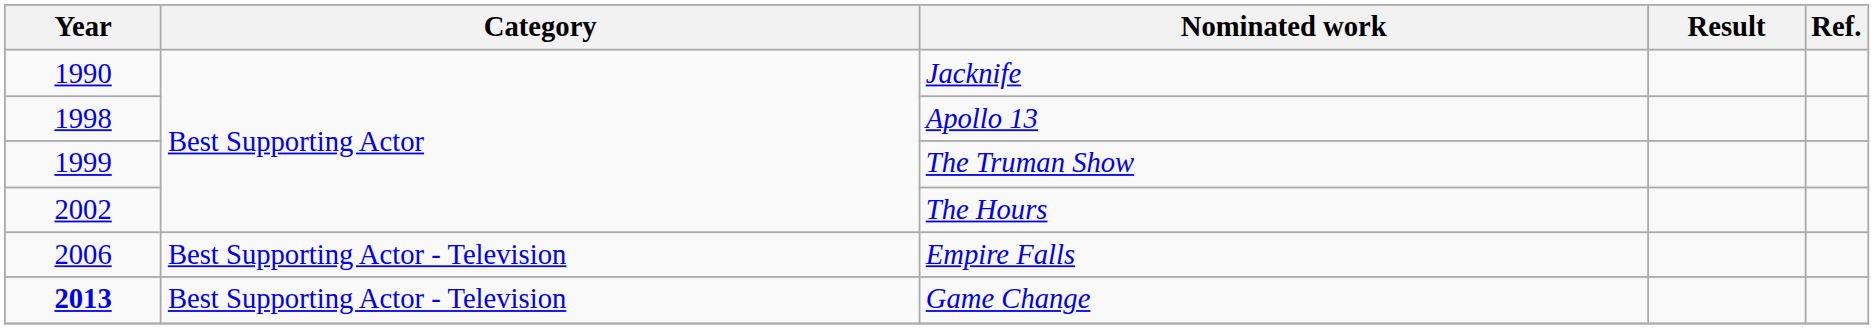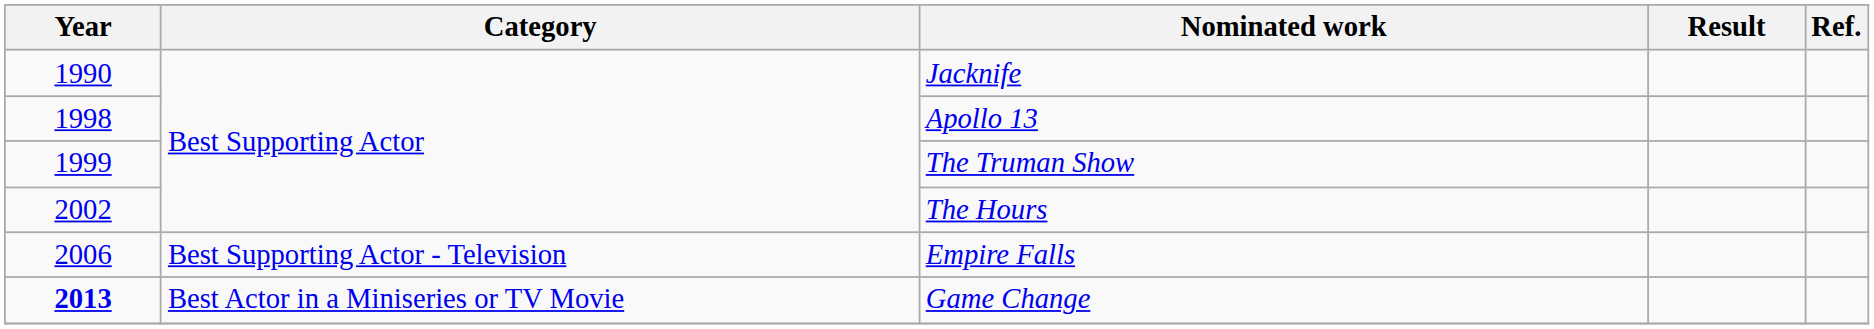(367, 299) Best Supporting Actor - Television -> (396, 299) Best Actor in a Miniseries or TV Movie
